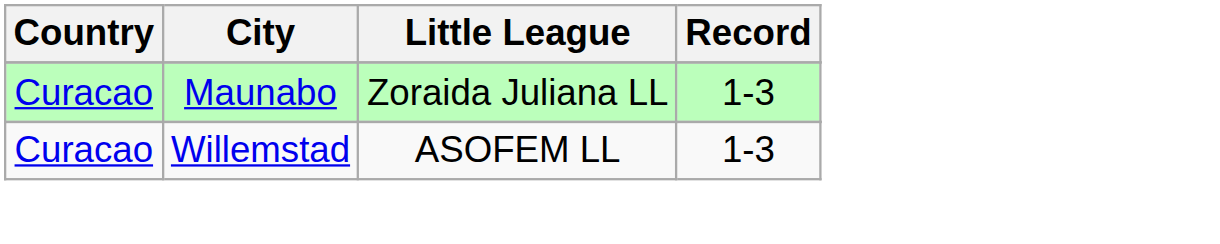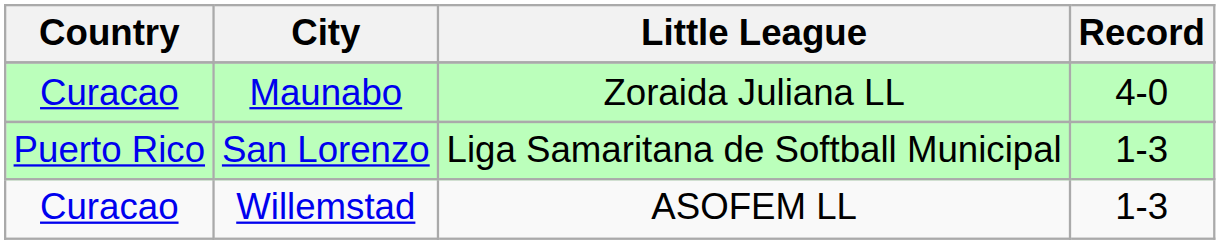(748, 91) 1-3 -> (1142, 91) 4-0
+ row: (326, 149)
